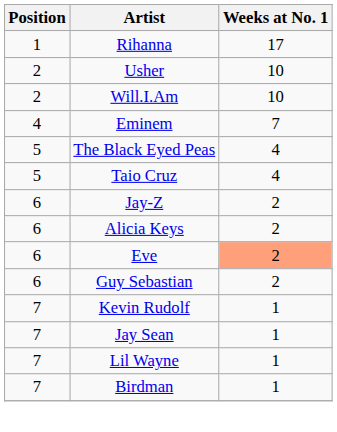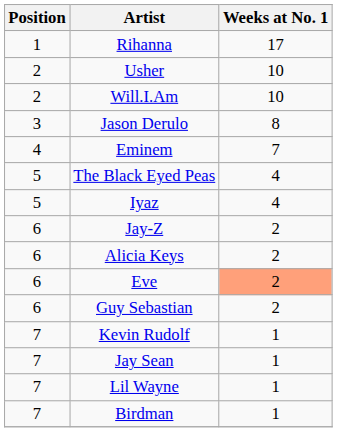+ row: (144, 123)
+ row: (144, 202)
- row: (144, 176)
